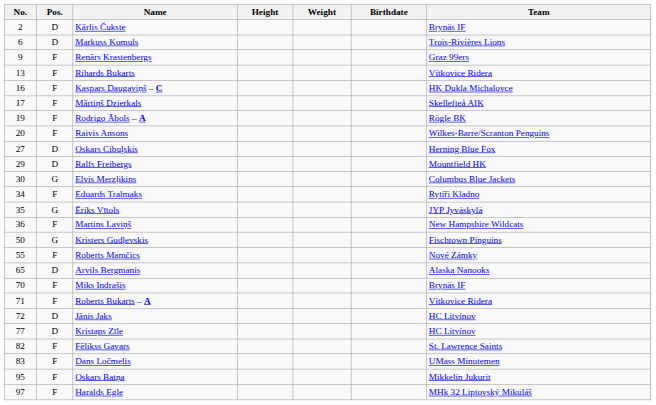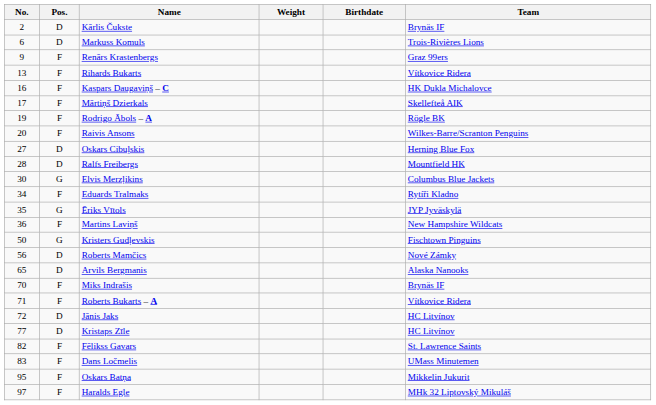- column: (265, 12)
(20, 164) 29 -> (22, 164) 28
(20, 255) 55 -> (22, 255) 56
(55, 255) F -> (59, 255) D
